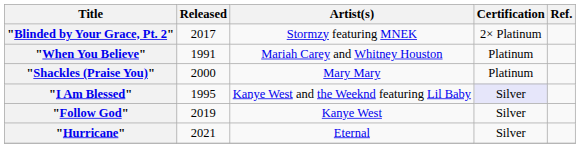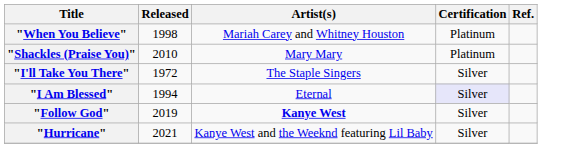- row: (91, 34)
(203, 53) 1991 -> (165, 34) 1998
(203, 73) 2000 -> (165, 53) 2010
+ row: (72, 73)
(203, 93) 1995 -> (165, 93) 1994
(352, 93) Kanye West and the Weeknd featuring Lil Baby -> (314, 93) Eternal
(352, 113) normal -> (314, 113) bold
(352, 133) Eternal -> (314, 133) Kanye West and the Weeknd featuring Lil Baby
